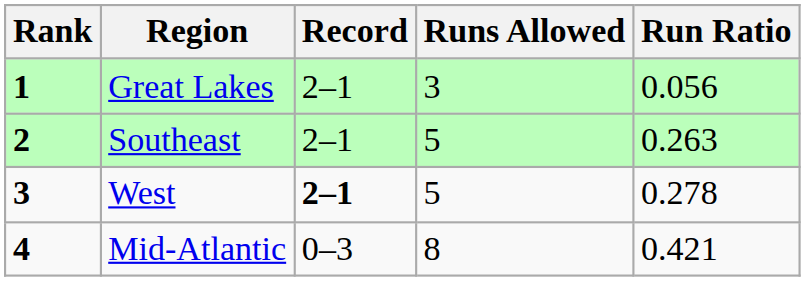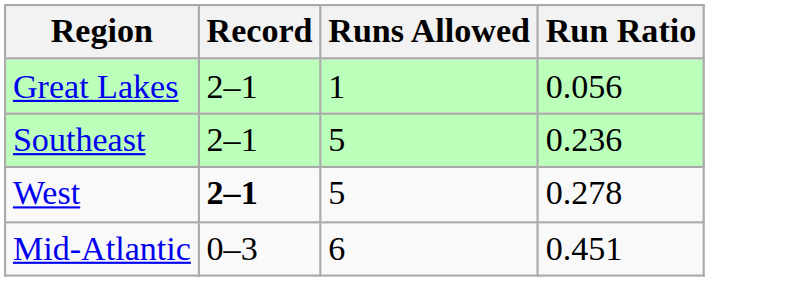- column: (53, 31)
(432, 85) 3 -> (337, 85) 1
(679, 139) 0.263 -> (584, 139) 0.236
(432, 247) 8 -> (337, 247) 6
(679, 247) 0.421 -> (584, 247) 0.451
